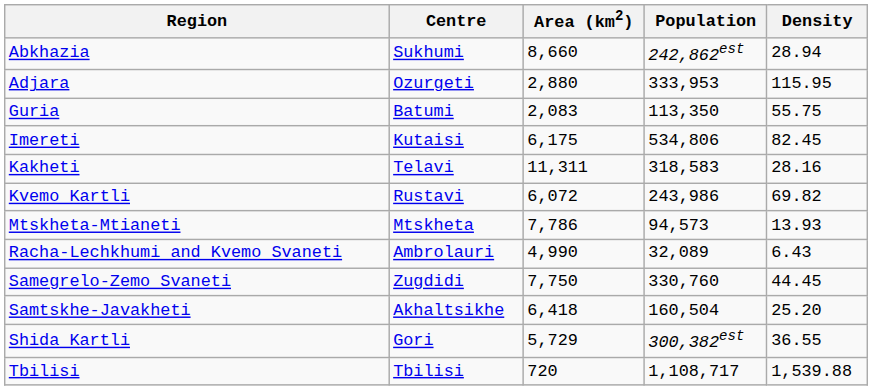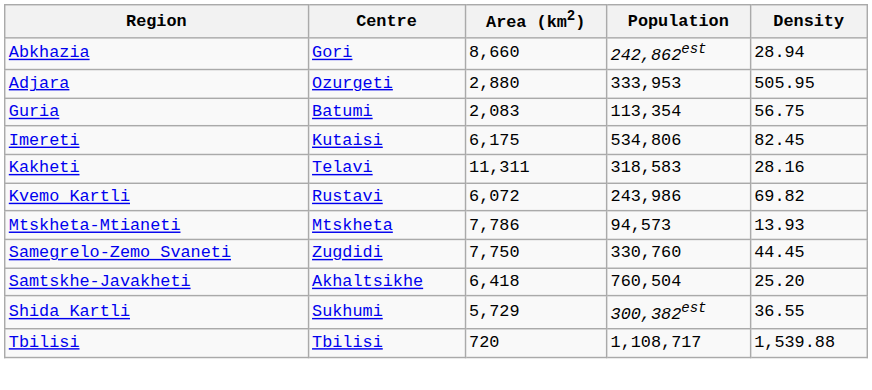(428, 53) Sukhumi -> (332, 53) Gori
(802, 83) 115.95 -> (785, 83) 505.95
(684, 112) 113,350 -> (646, 112) 113,354
(796, 112) 55.75 -> (779, 112) 56.75
- row: (175, 253)
(684, 310) 160,504 -> (646, 282) 760,504
(413, 340) Gori -> (347, 312) Sukhumi
